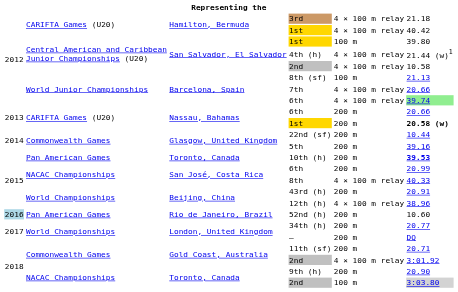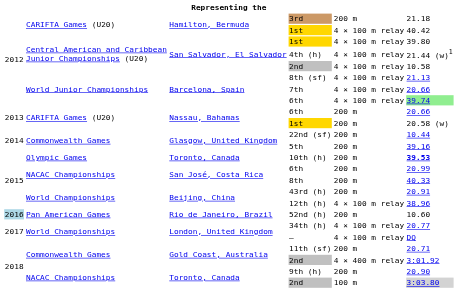(369, 19) 4 × 100 m relay -> (345, 19) 200 m
(345, 42) 100 m -> (369, 42) 4 × 100 m relay
(345, 78) 100 m -> (369, 78) 4 × 100 m relay
(428, 123) bold -> (428, 123) normal
(68, 157) Pan American Games -> (57, 157) Olympic Games
(369, 180) 4 × 100 m relay -> (345, 180) 200 m
(345, 226) 200 m -> (369, 226) 4 × 100 m relay
(345, 237) 200 m -> (369, 237) 4 × 100 m relay
(369, 260) 4 × 100 m relay -> (369, 260) 4 × 400 m relay
